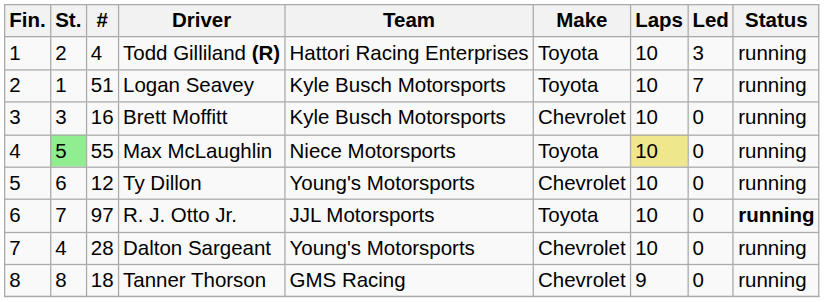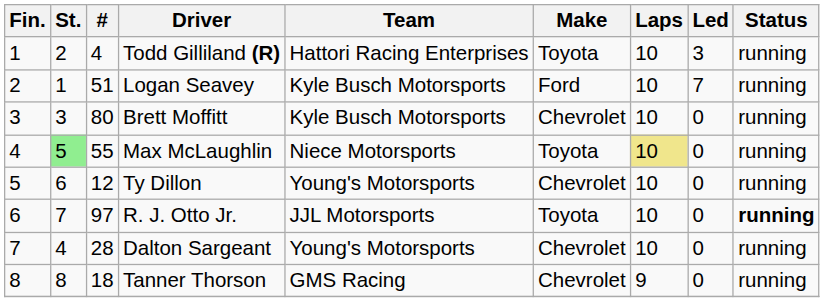(568, 85) Toyota -> (559, 85) Ford
(102, 118) 16 -> (102, 118) 80
